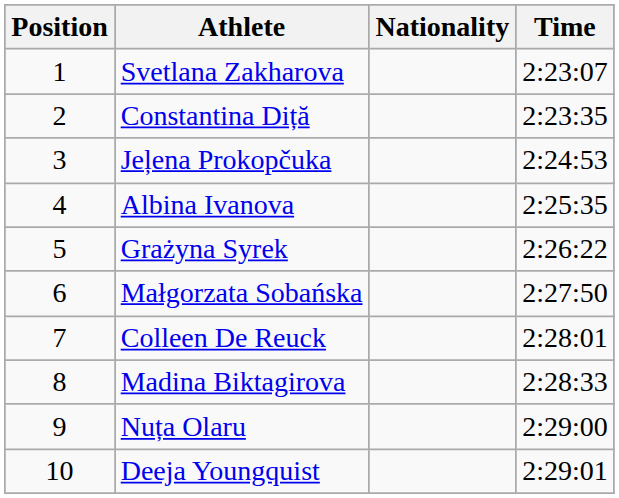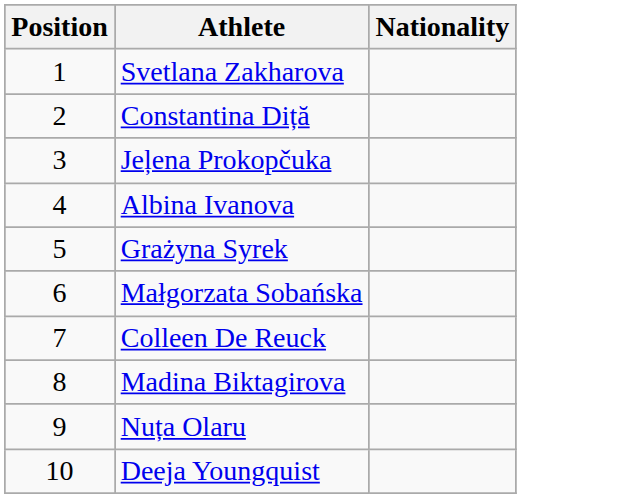- column: (565, 26)
